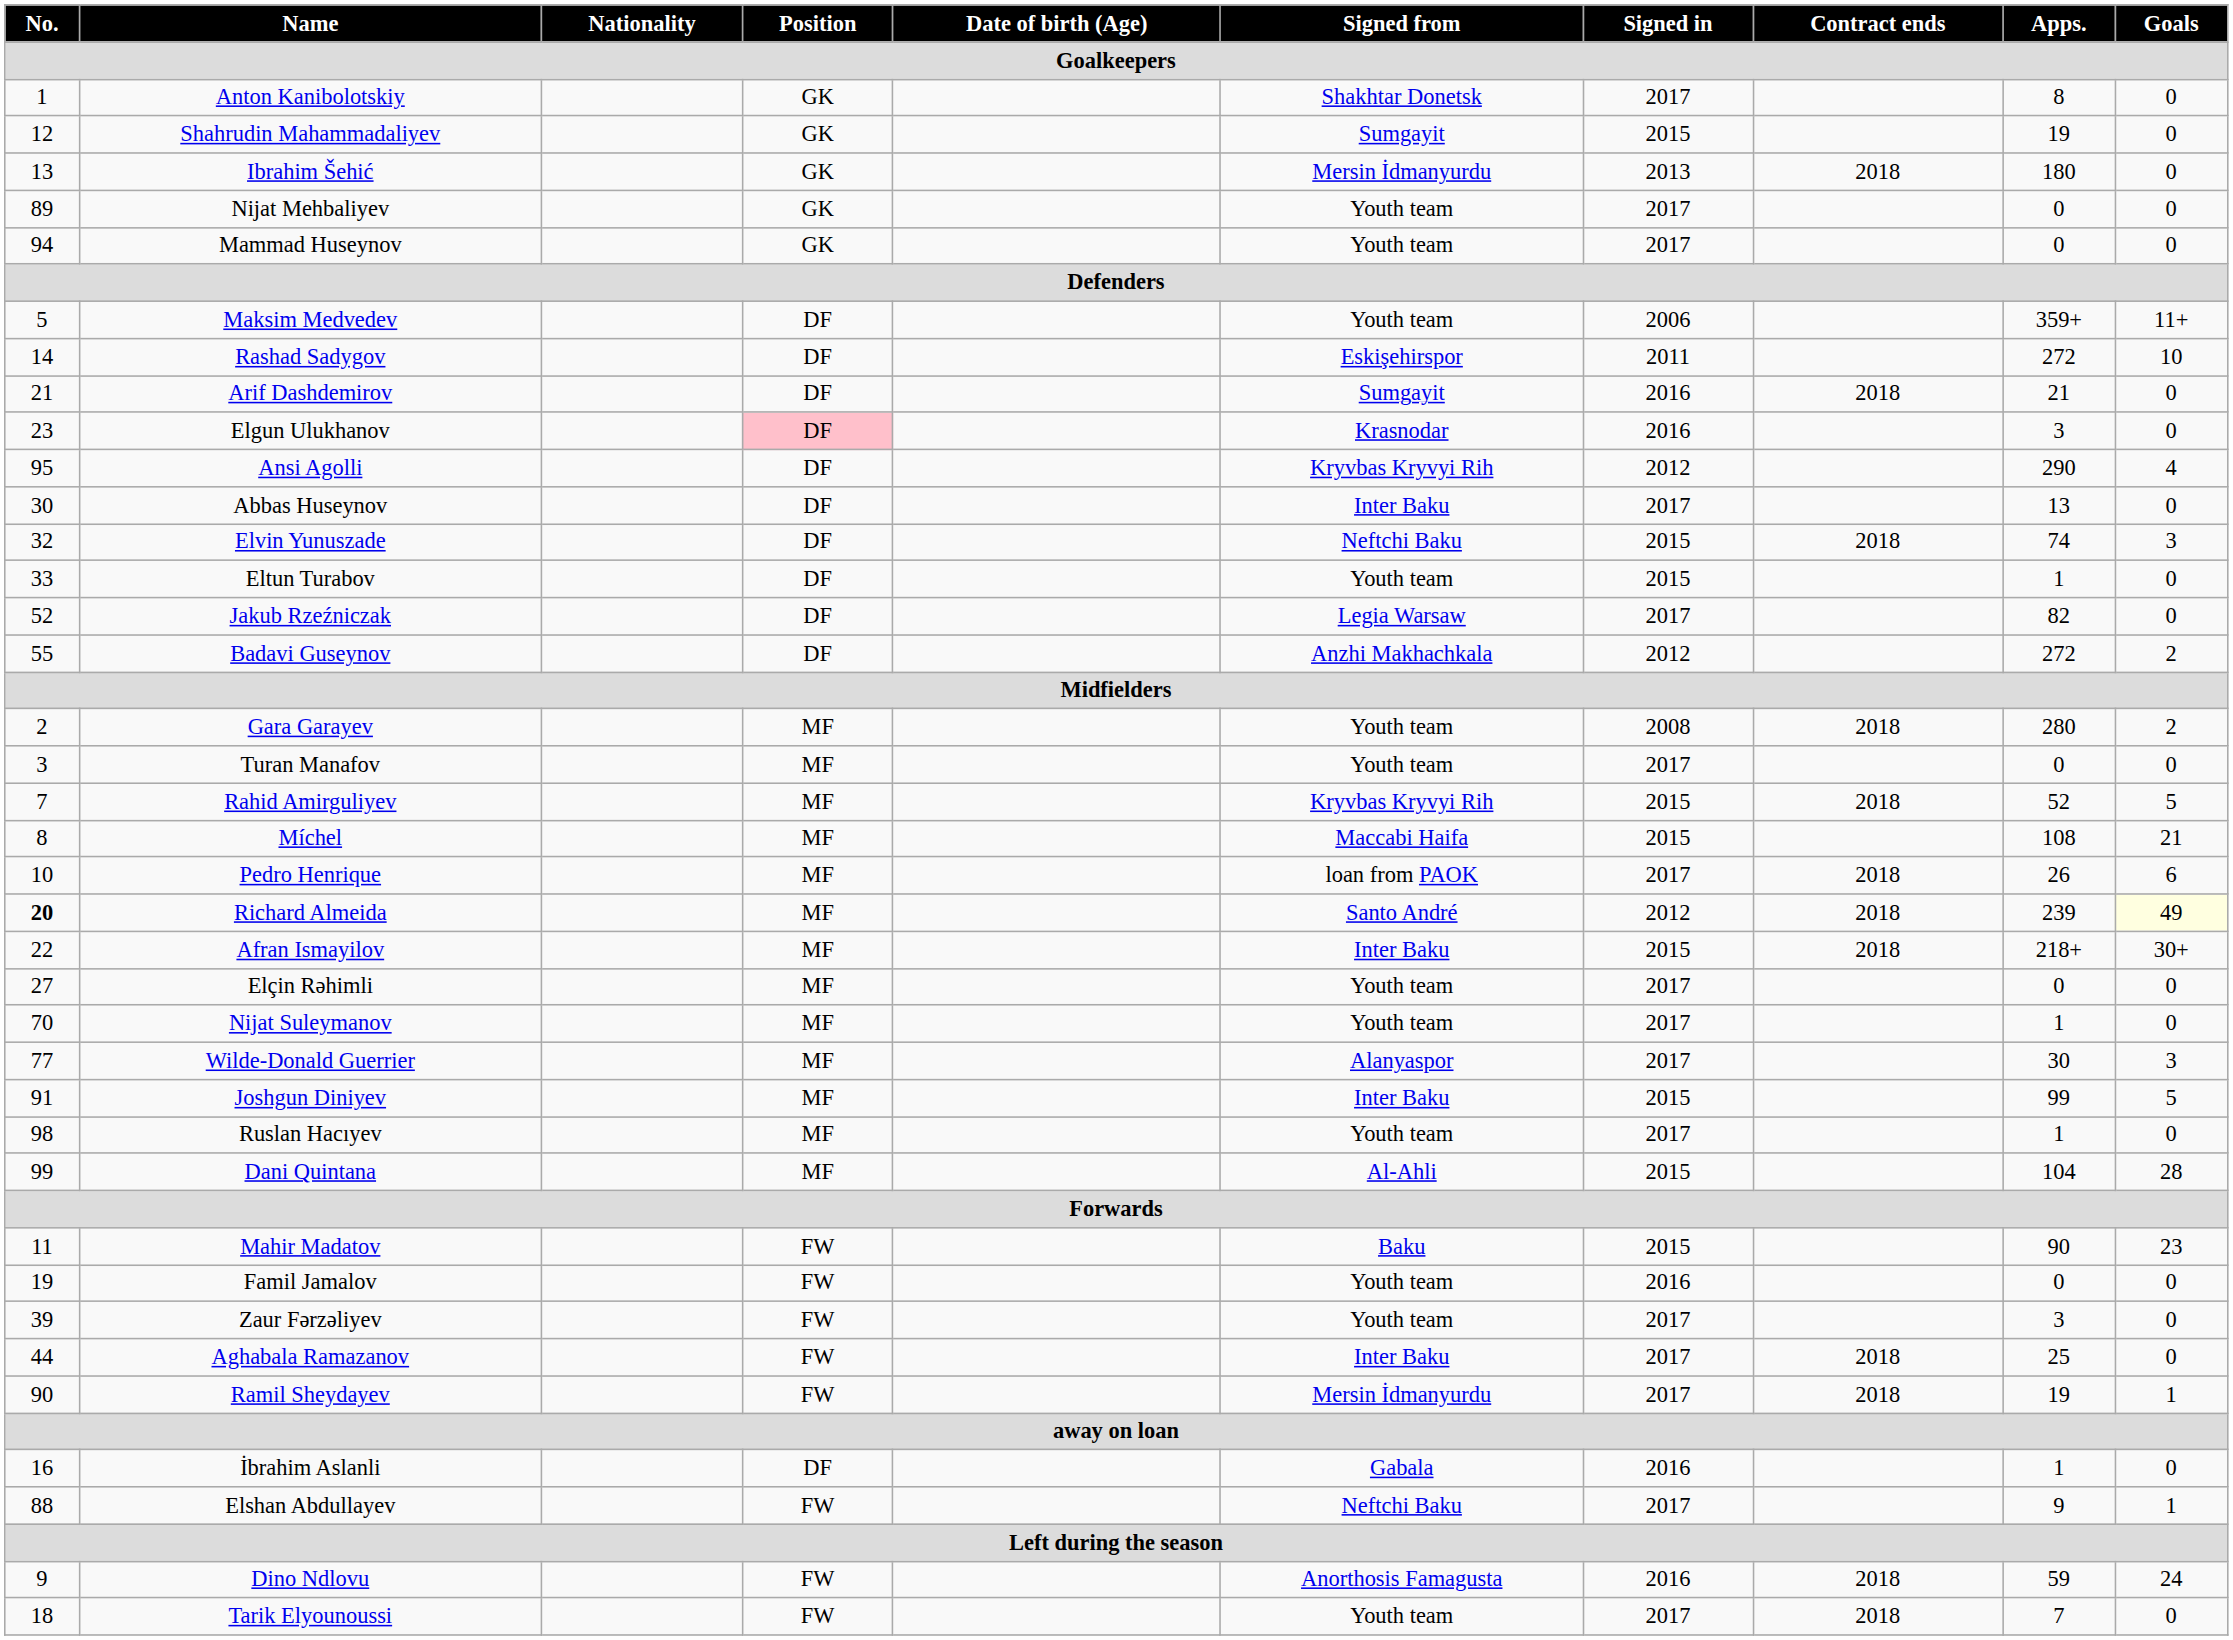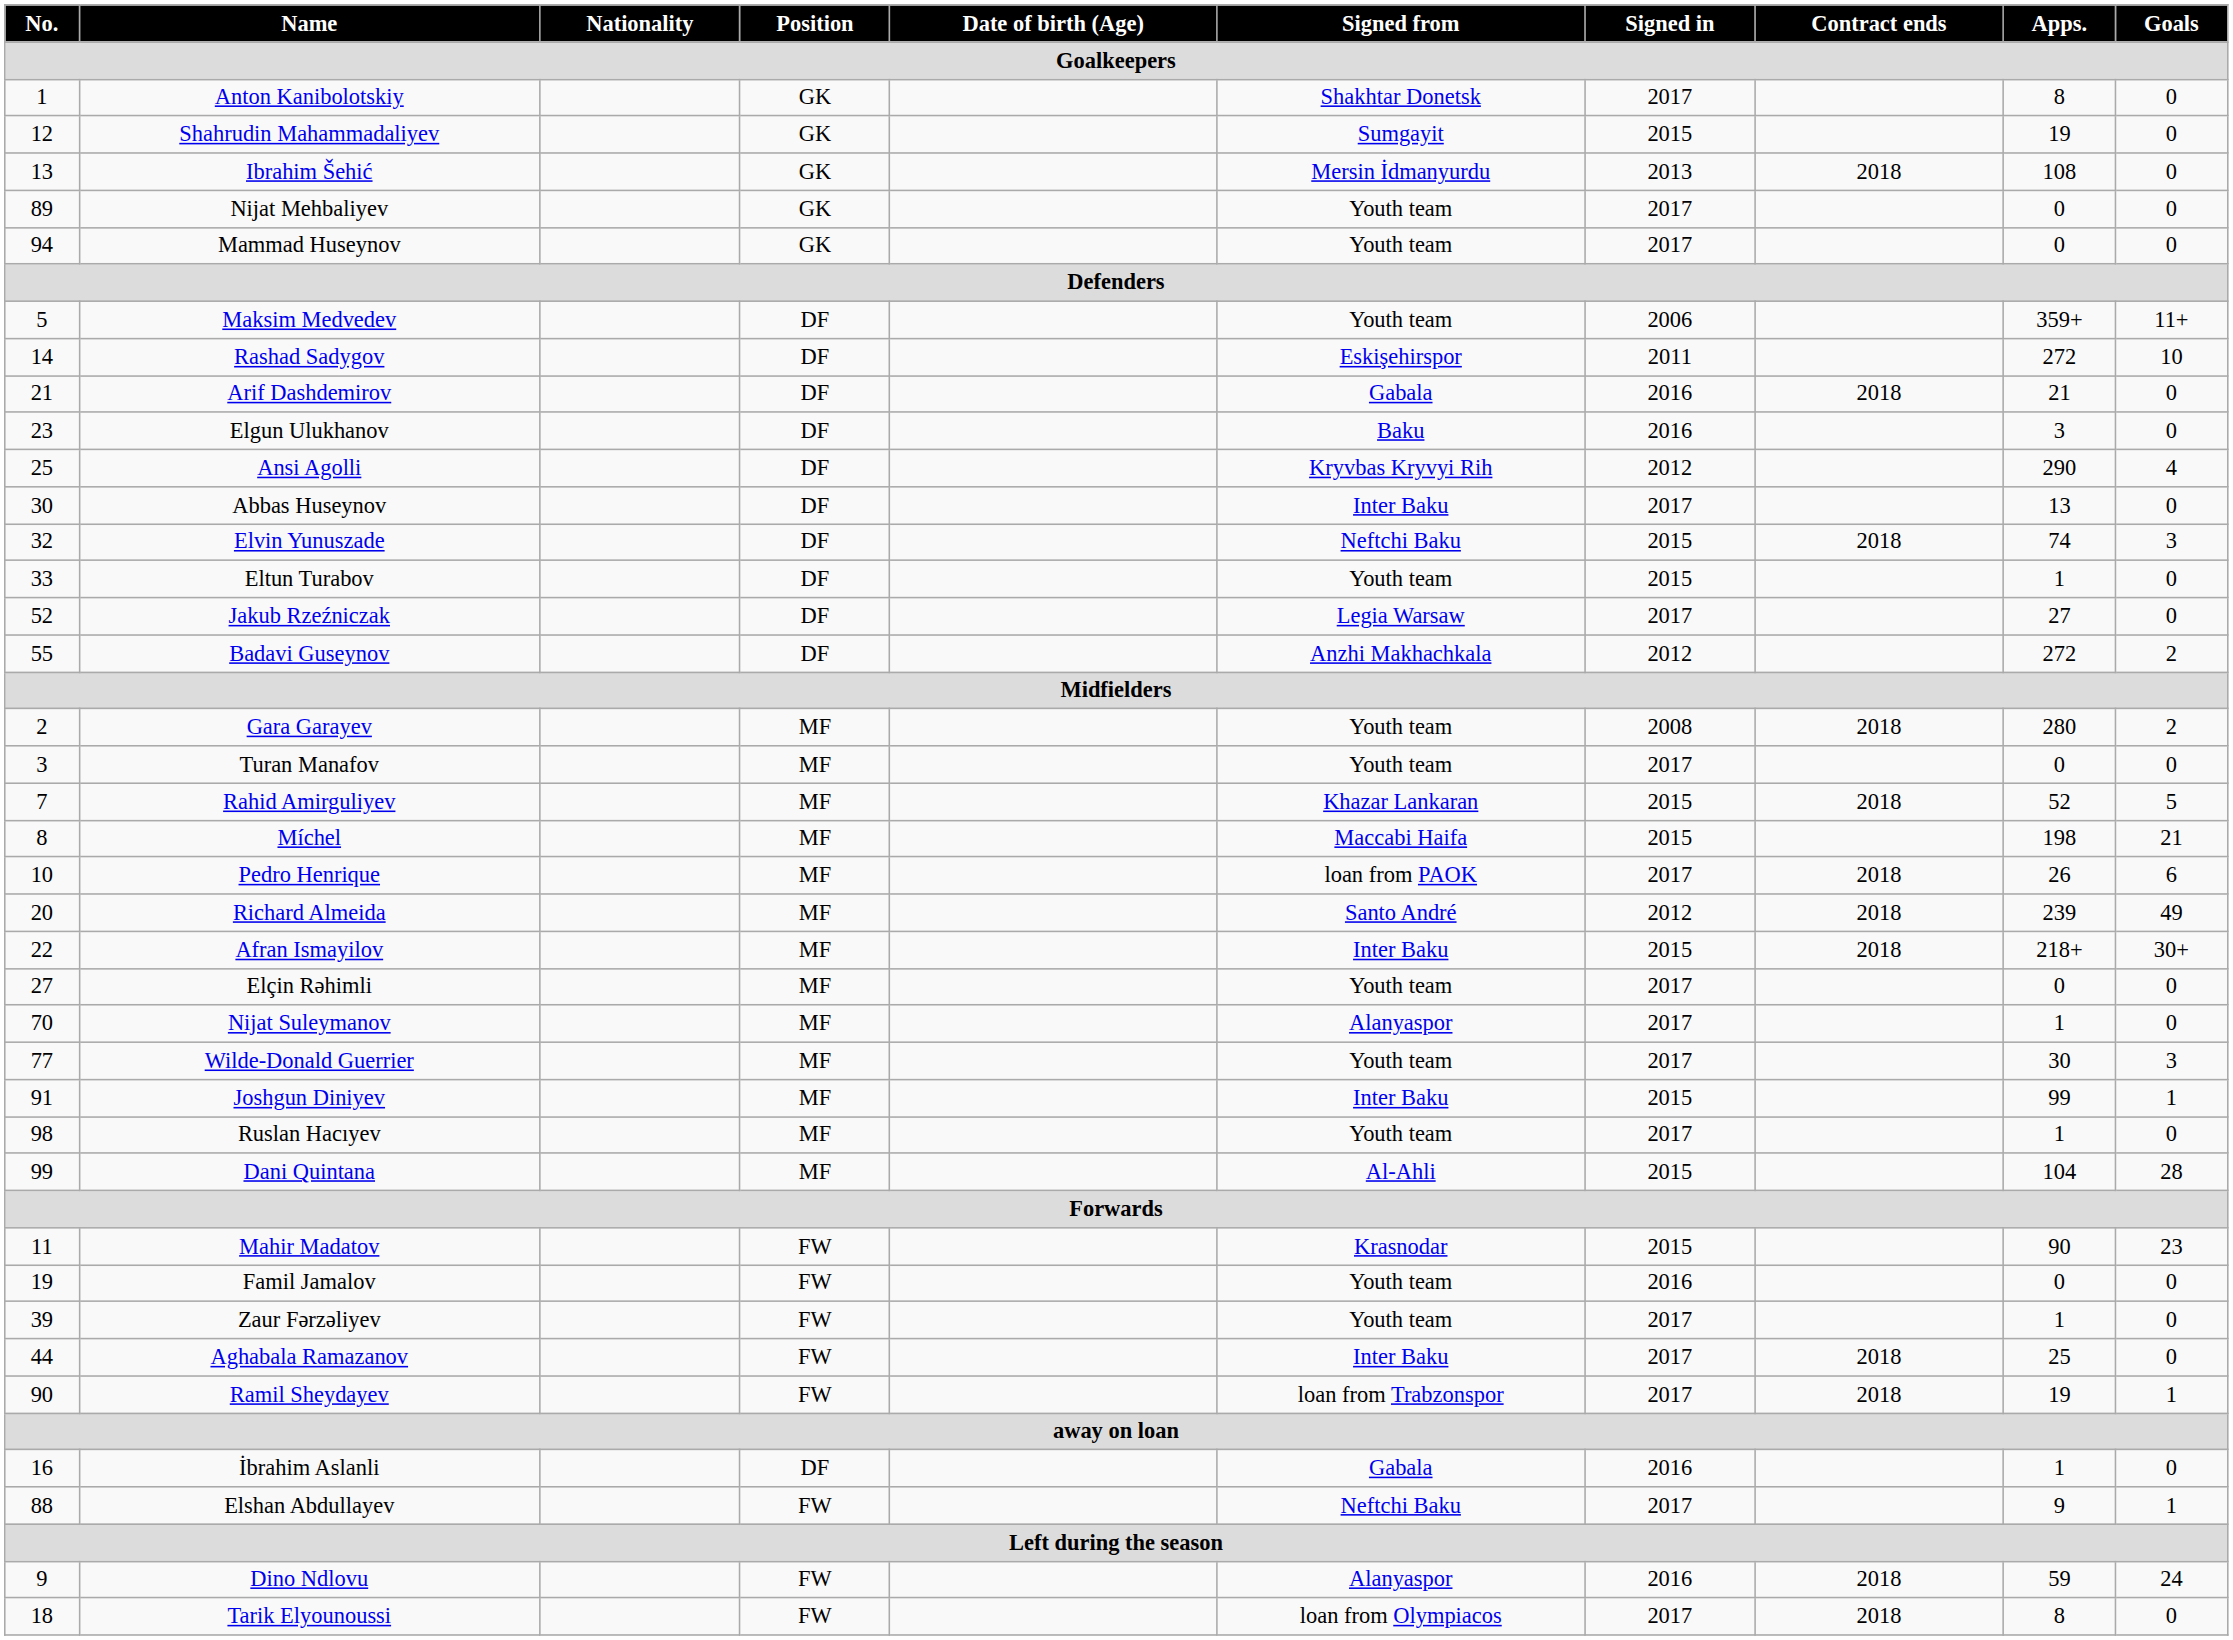(2059, 171) 180 -> (2059, 171) 108
(1402, 393) Sumgayit -> (1401, 393) Gabala
(818, 430) pink background -> (815, 430) no background
(1402, 430) Krasnodar -> (1401, 430) Baku
(42, 468) 95 -> (42, 468) 25
(2059, 616) 82 -> (2059, 616) 27
(1402, 801) Kryvbas Kryvyi Rih -> (1401, 801) Khazar Lankaran
(2059, 838) 108 -> (2059, 838) 198
(42, 912) bold -> (42, 912) normal
(2171, 912) lightyellow background -> (2171, 912) no background
(1402, 1023) Youth team -> (1401, 1023) Alanyaspor
(1402, 1060) Alanyaspor -> (1401, 1060) Youth team
(2171, 1097) 5 -> (2171, 1097) 1
(1402, 1246) Baku -> (1401, 1246) Krasnodar
(2059, 1320) 3 -> (2059, 1320) 1
(1402, 1394) Mersin İdmanyurdu -> (1401, 1394) loan from Trabzonspor
(1402, 1579) Anorthosis Famagusta -> (1401, 1579) Alanyaspor
(1402, 1616) Youth team -> (1401, 1616) loan from Olympiacos
(2059, 1616) 7 -> (2059, 1616) 8
